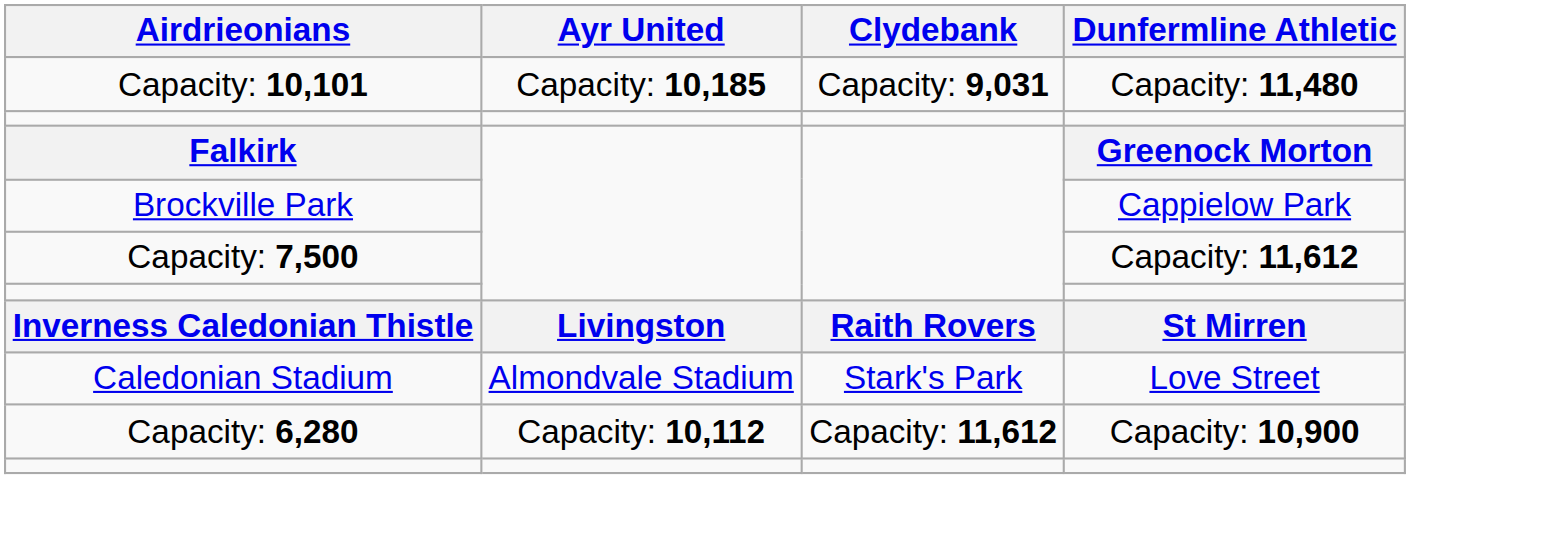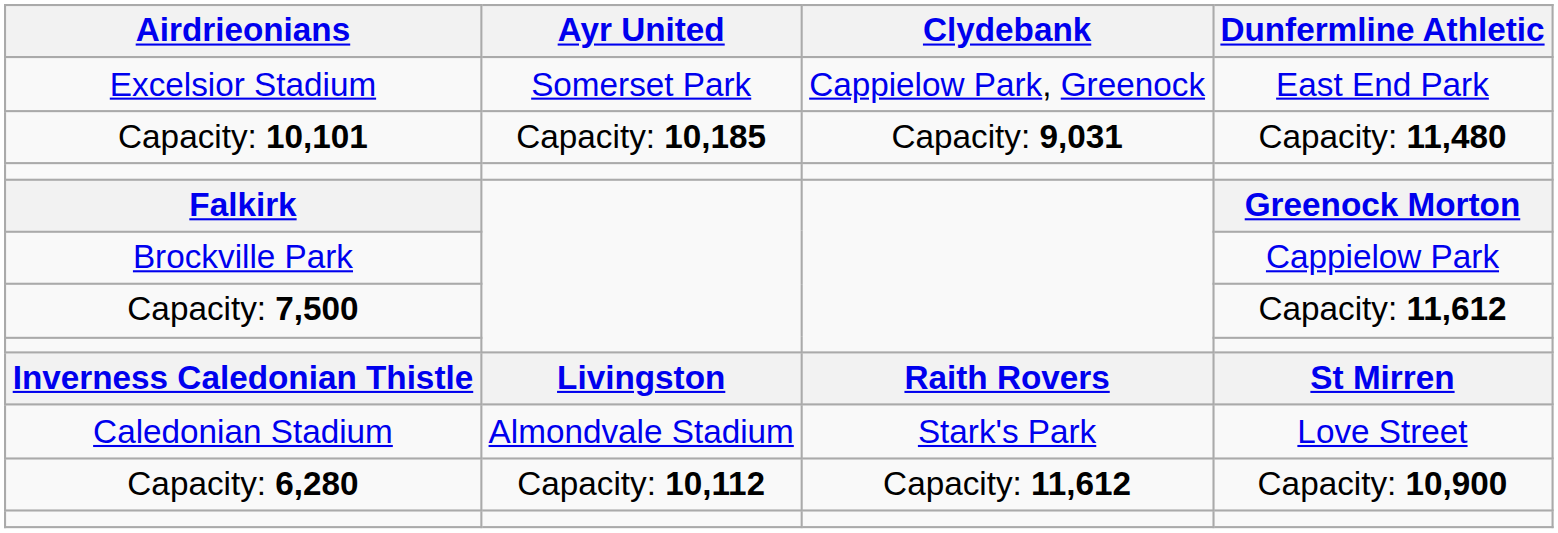+ row: (243, 83)
